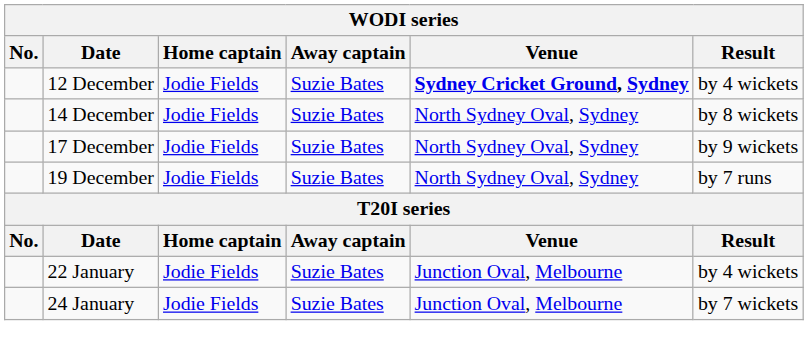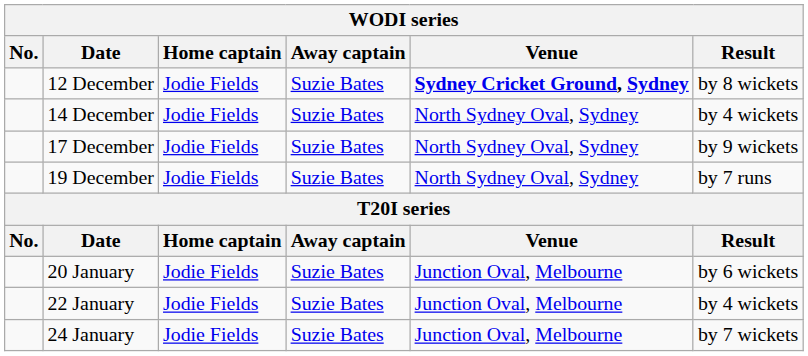(748, 83) by 4 wickets -> (748, 83) by 8 wickets
(748, 114) by 8 wickets -> (748, 114) by 4 wickets
+ row: (91, 271)
